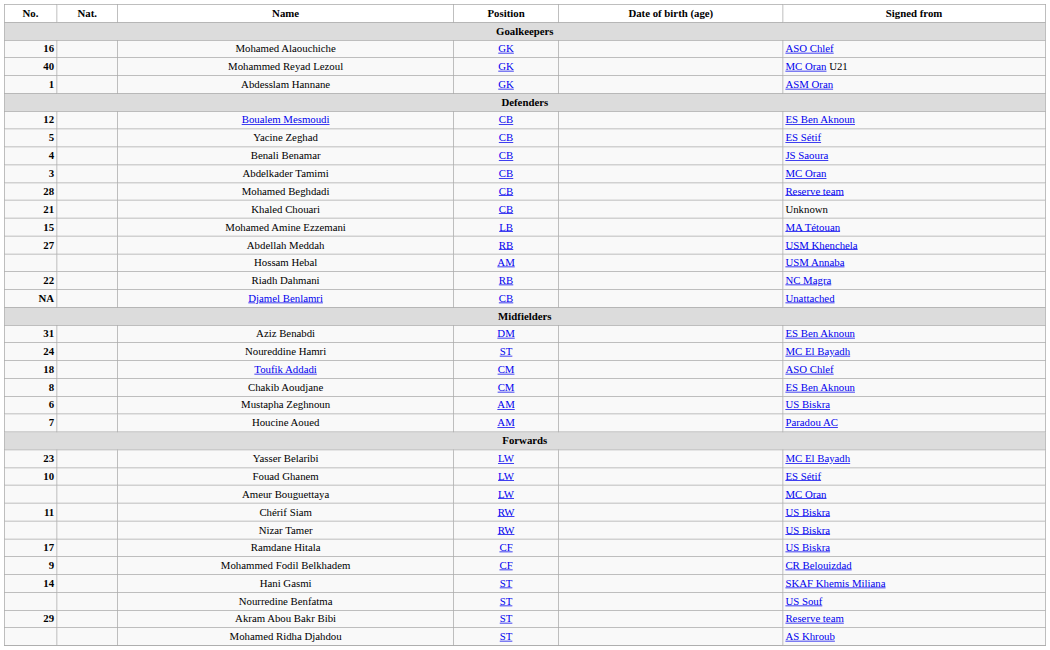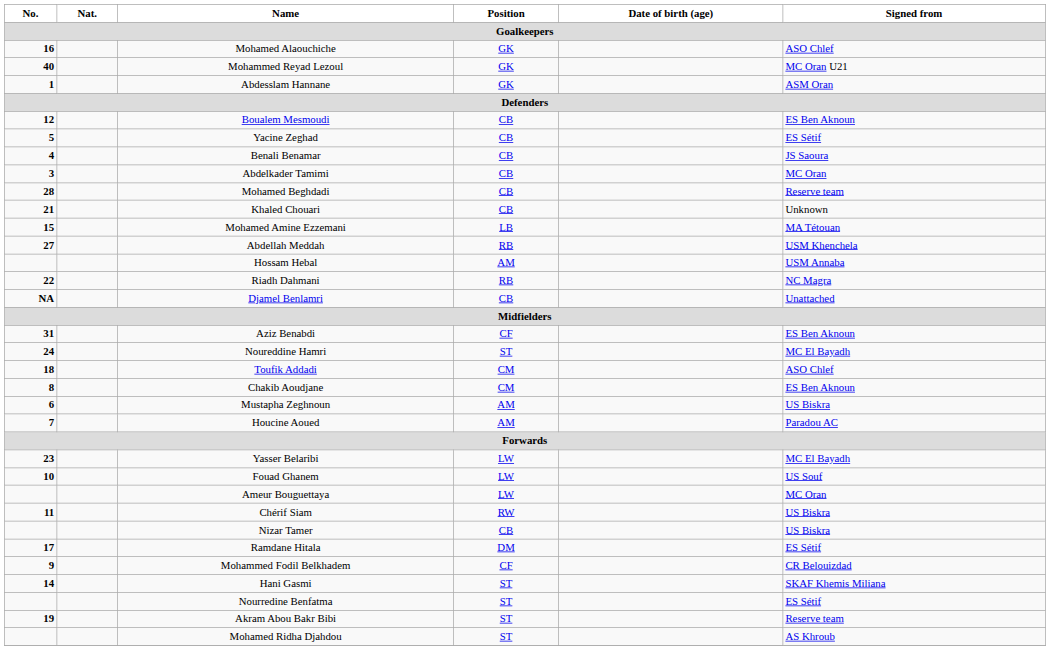(506, 334) DM -> (506, 334) CF
(803, 476) ES Sétif -> (804, 476) US Souf
(506, 530) RW -> (506, 530) CB
(506, 548) CF -> (506, 548) DM
(808, 548) US Biskra -> (803, 548) ES Sétif
(804, 601) US Souf -> (803, 601) ES Sétif
(49, 619) 29 -> (49, 619) 19
